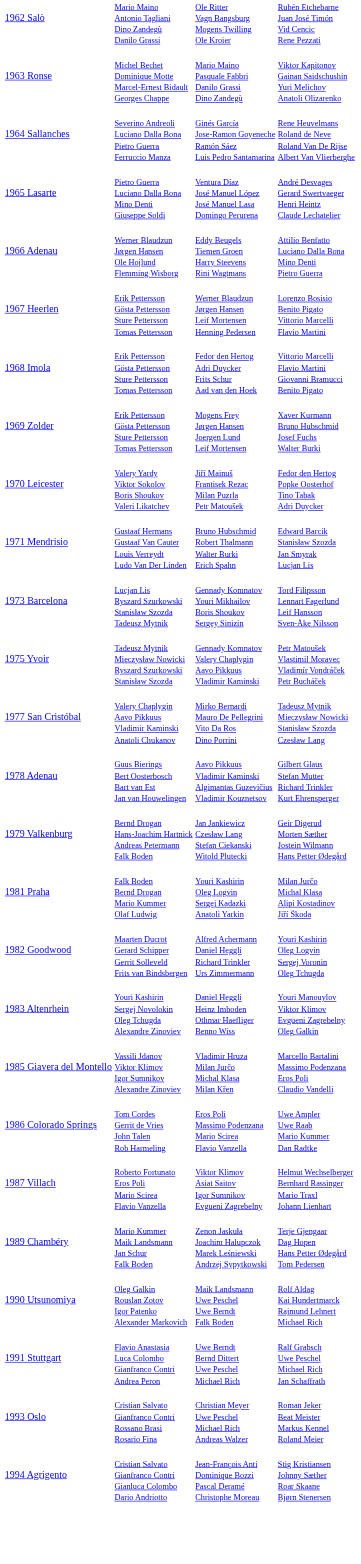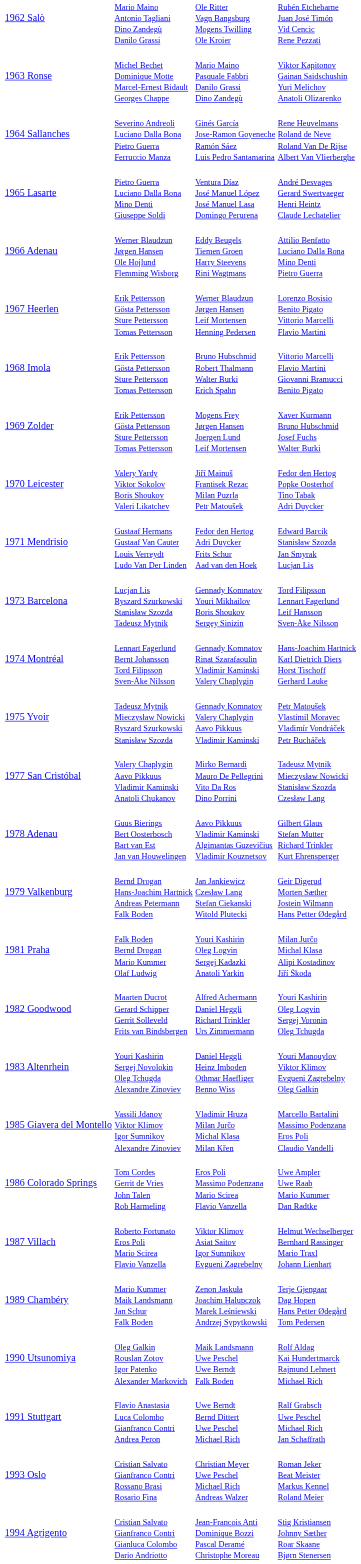(226, 373) Fedor den Hertog Adri Duycker Frits Schur Aad van den Hoek -> (226, 373) Bruno Hubschmid Robert Thalmann Walter Burki Erich Spahn
(226, 548) Bruno Hubschmid Robert Thalmann Walter Burki Erich Spahn -> (226, 548) Fedor den Hertog Adri Duycker Frits Schur Aad van den Hoek
+ row: (34, 659)
